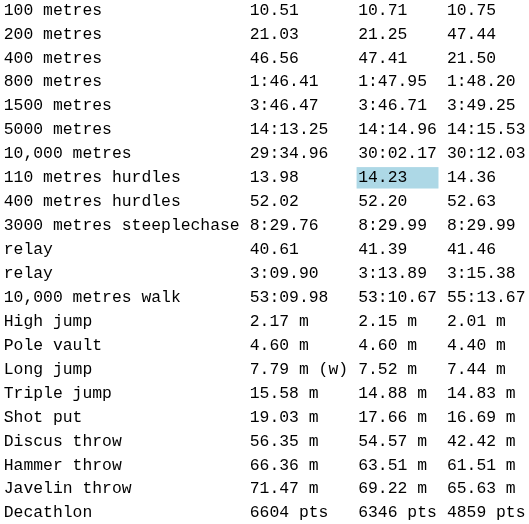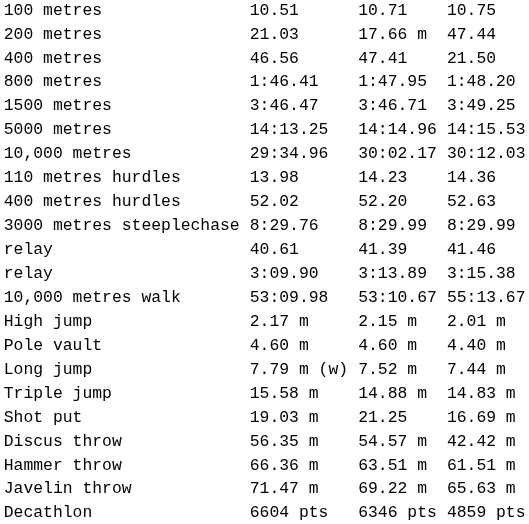(383, 34) 21.25 -> (393, 34) 17.66 m
(383, 178) lightblue background -> (383, 178) no background
(393, 417) 17.66 m -> (383, 417) 21.25
